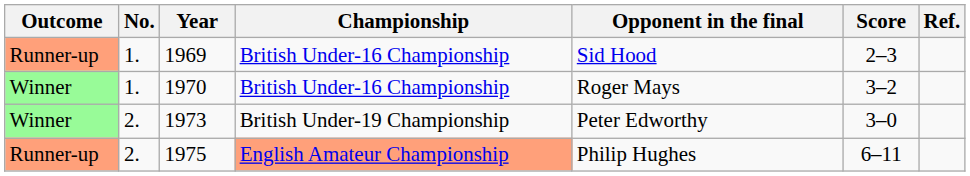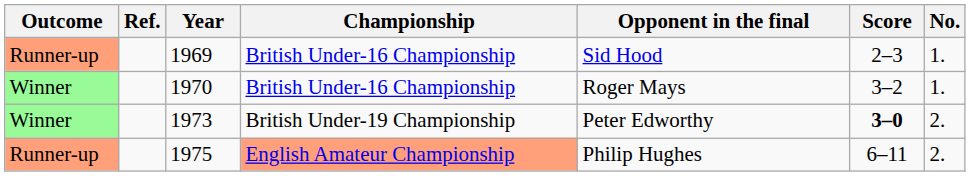columns swapped: (139, 21) <-> (942, 21)
(881, 120) normal -> (887, 120) bold
